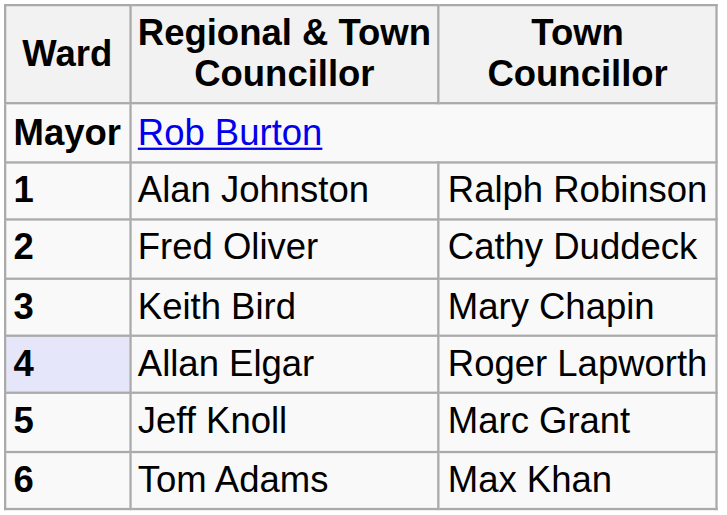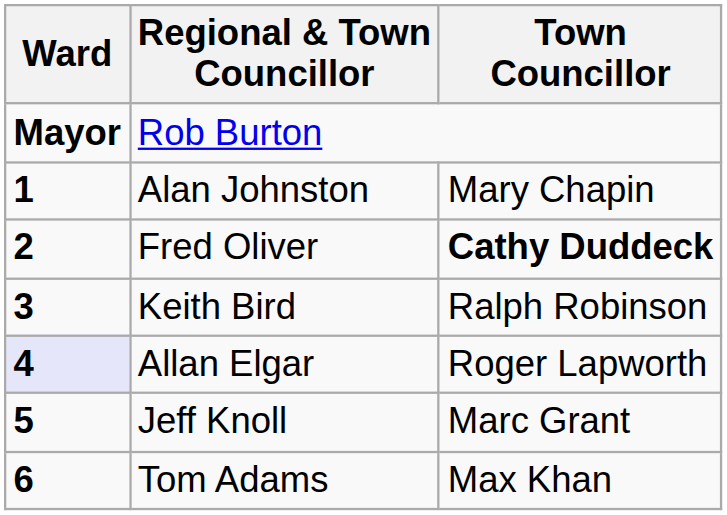(578, 190) Ralph Robinson -> (551, 190) Mary Chapin
(573, 248) normal -> (581, 248) bold
(551, 305) Mary Chapin -> (578, 305) Ralph Robinson
